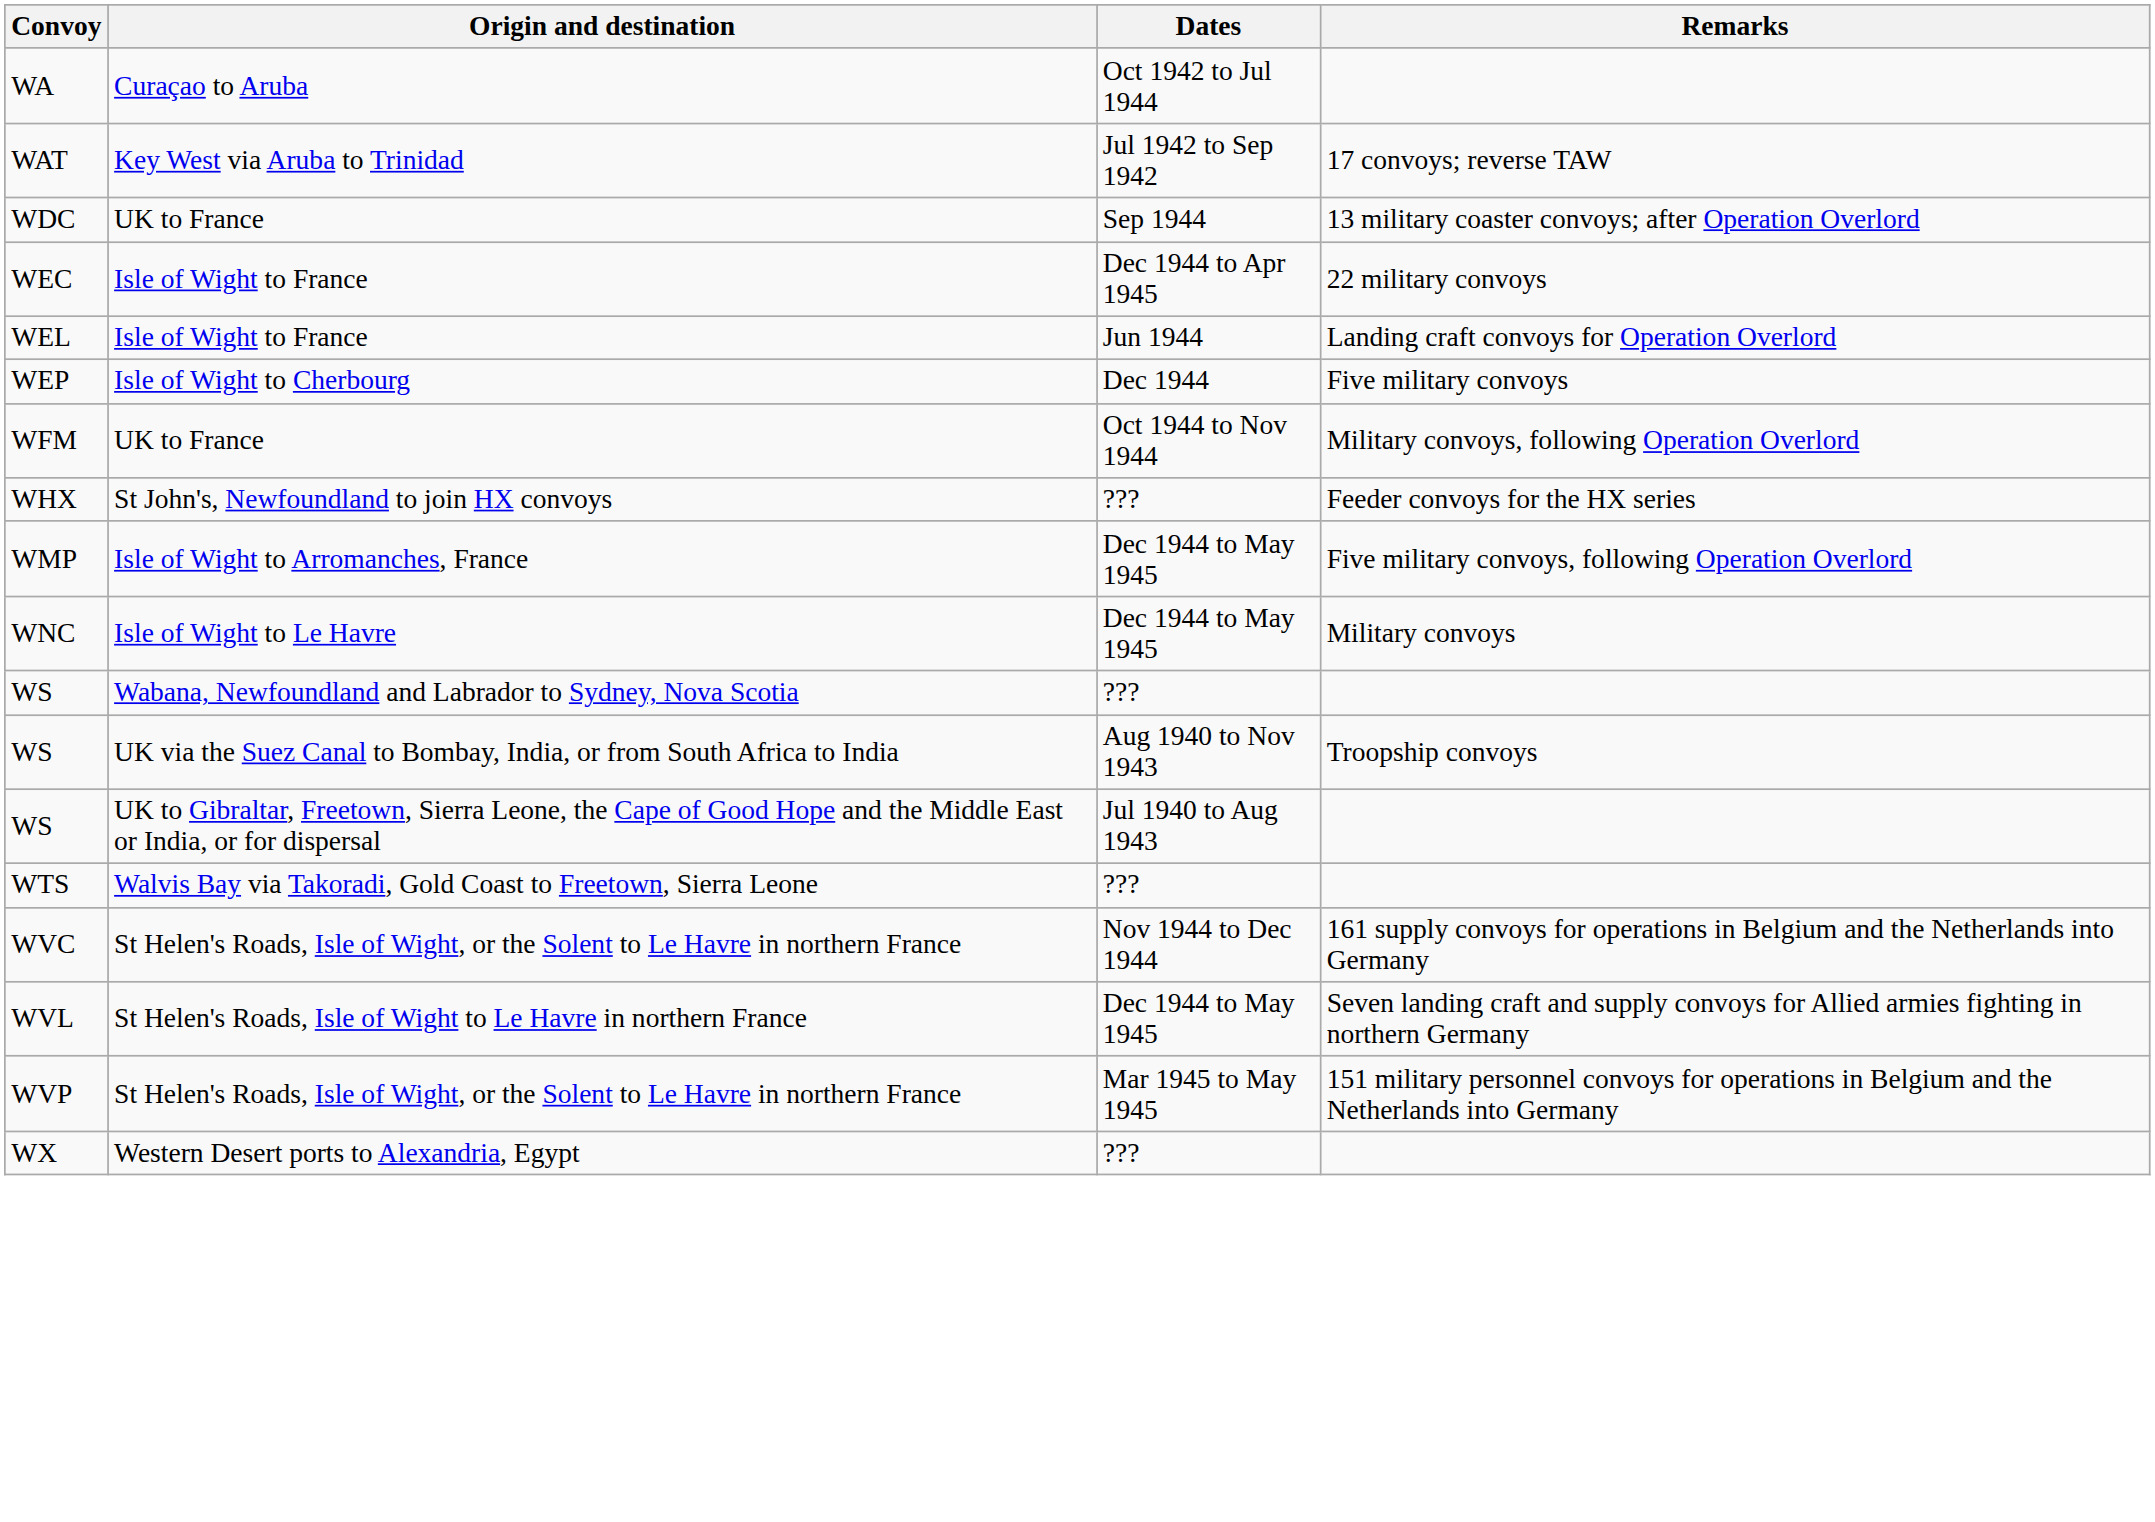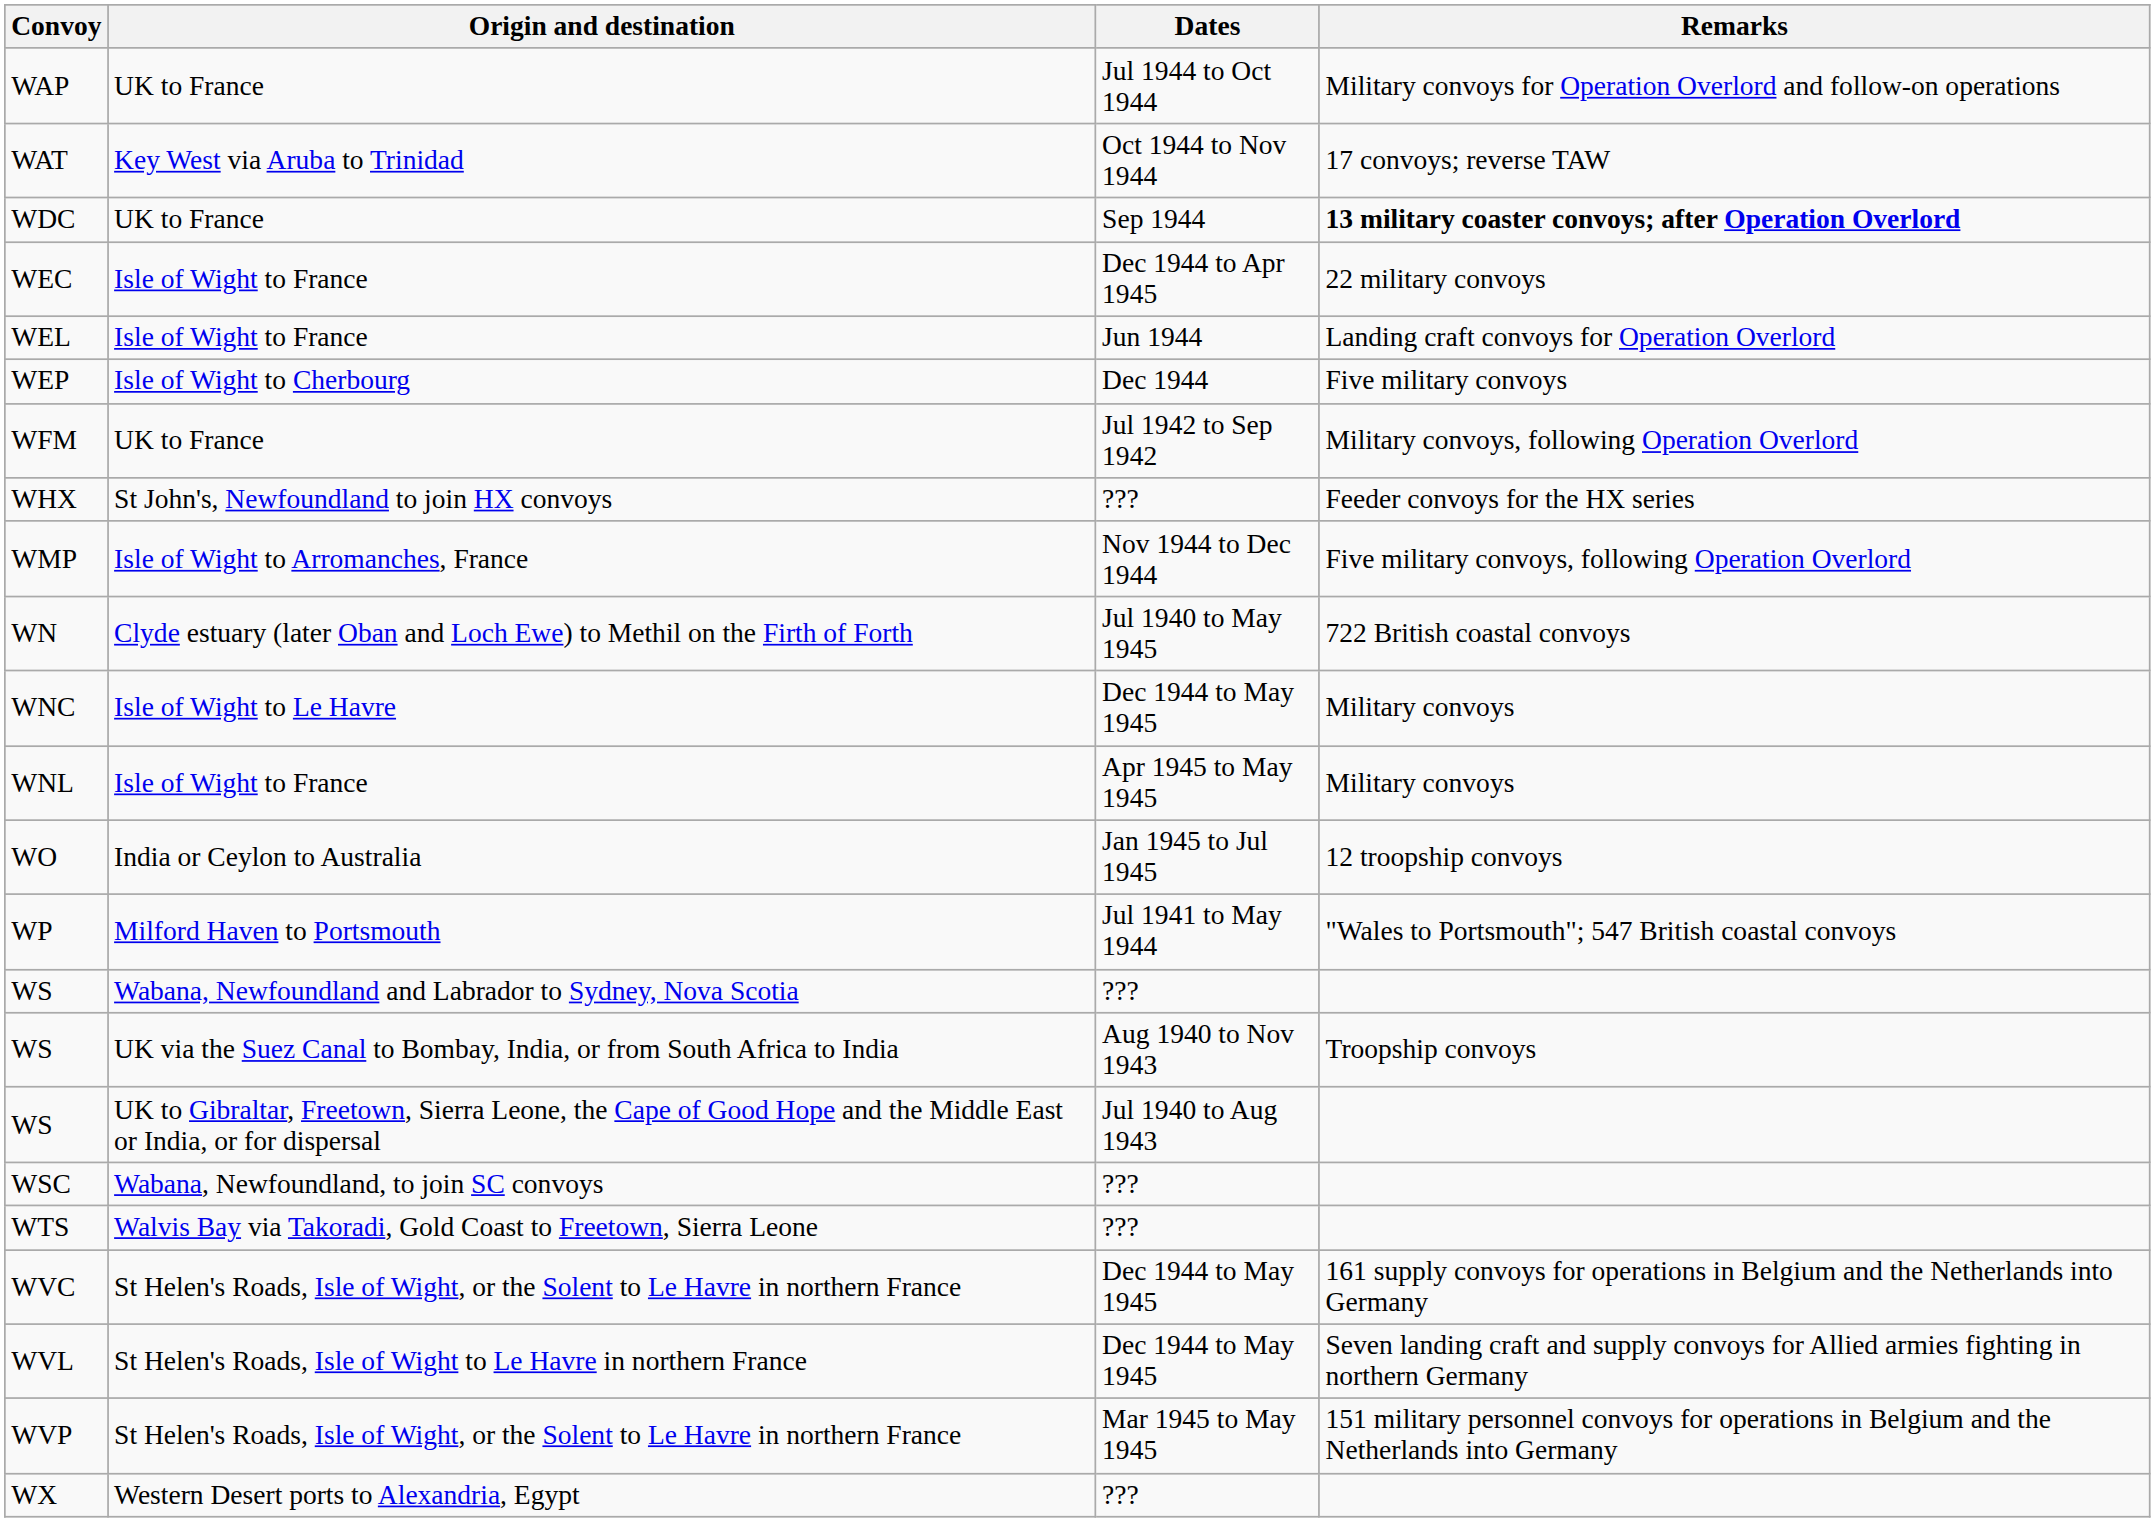- row: (33, 85)
+ row: (40, 85)
(1188, 160) Jul 1942 to Sep 1942 -> (1194, 160) Oct 1944 to Nov 1944
(1623, 219) normal -> (1643, 219) bold
(1195, 440) Oct 1944 to Nov 1944 -> (1187, 440) Jul 1942 to Sep 1942
(1199, 558) Dec 1944 to May 1945 -> (1197, 558) Nov 1944 to Dec 1944
+ row: (34, 633)
+ row: (43, 782)
+ row: (34, 856)
+ row: (32, 931)
+ row: (41, 1183)
(1197, 944) Nov 1944 to Dec 1944 -> (1198, 1286) Dec 1944 to May 1945
